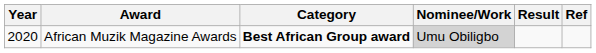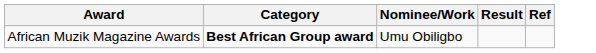- column: (23, 15)
(458, 36) lightgrey background -> (421, 36) no background
